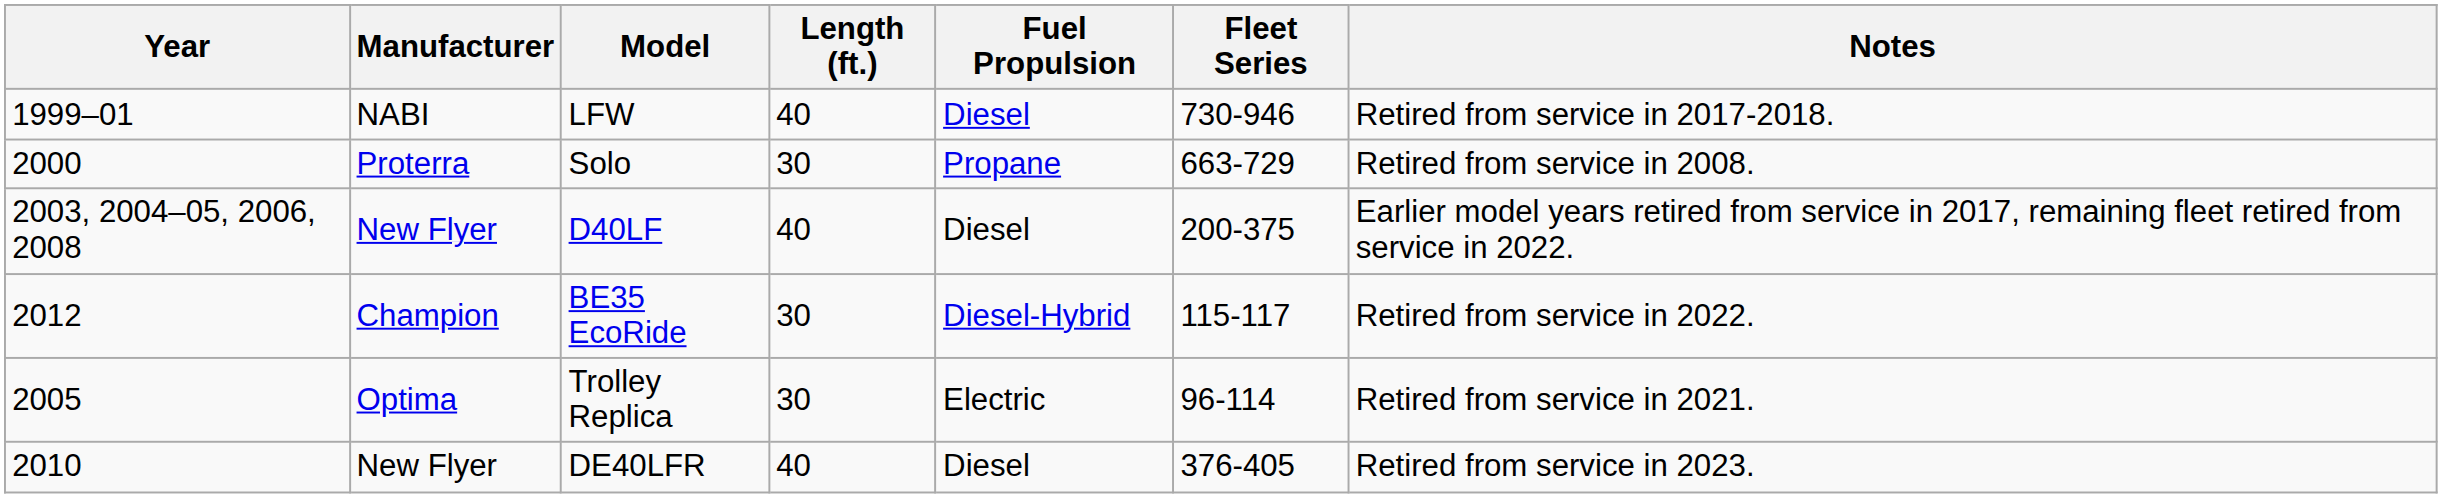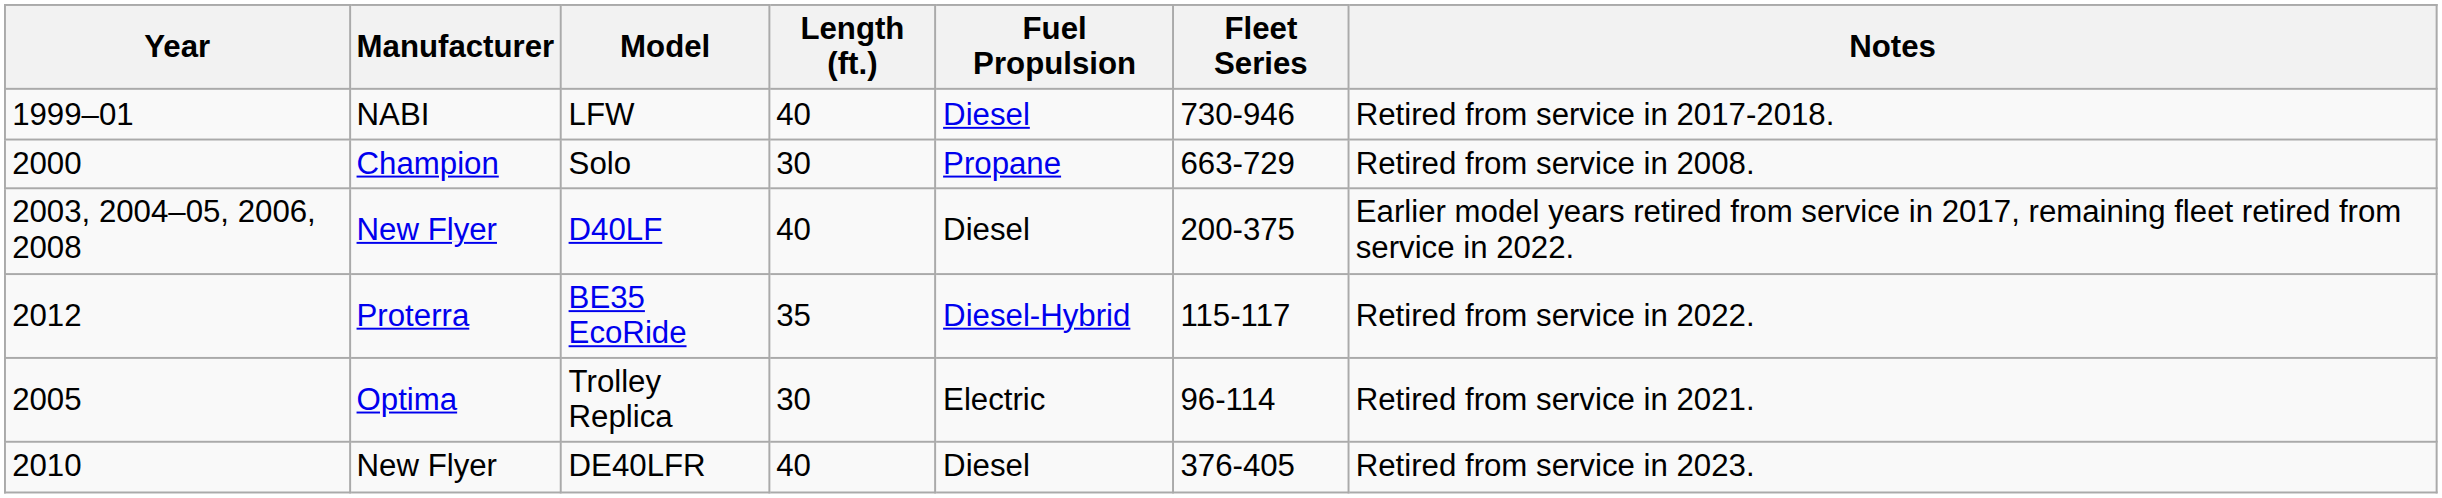(413, 163) Proterra -> (428, 163) Champion
(428, 314) Champion -> (413, 314) Proterra
(794, 314) 30 -> (794, 314) 35
